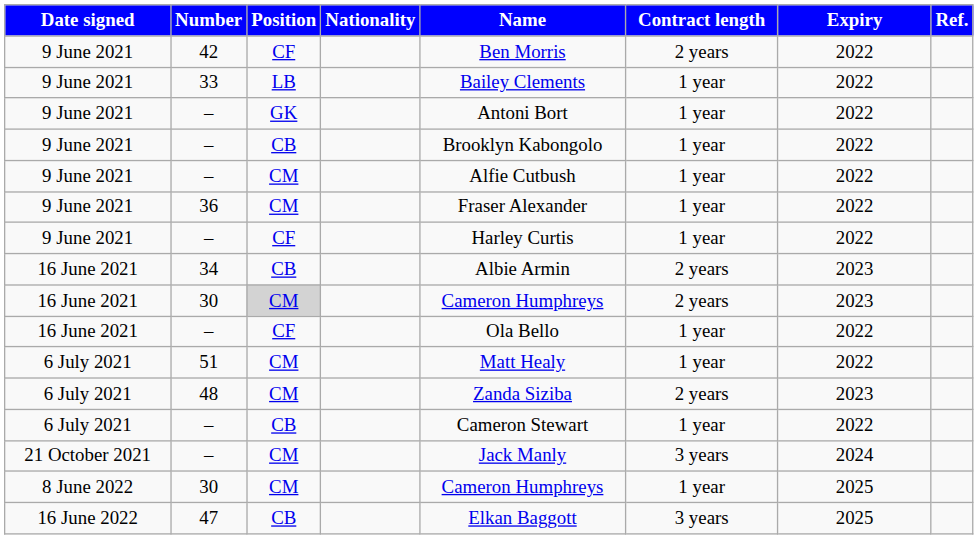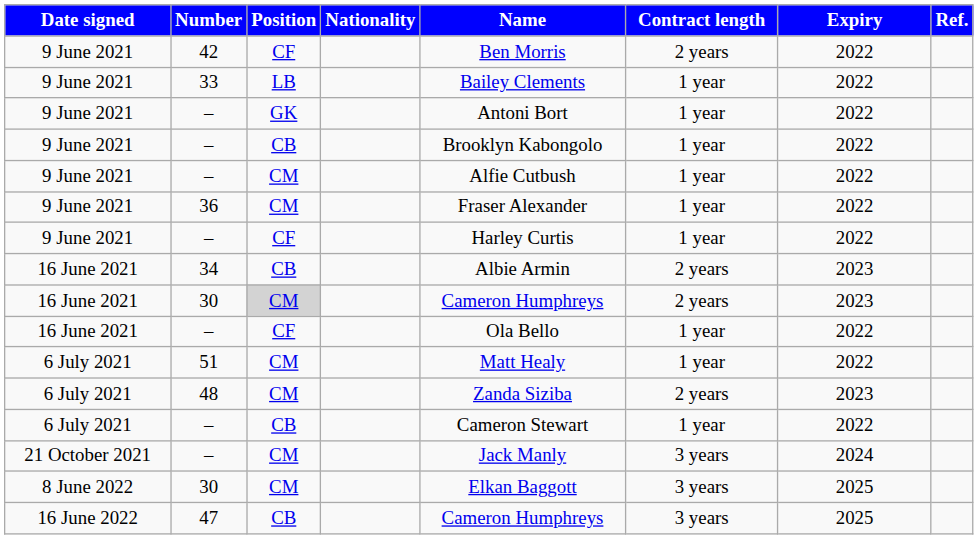(523, 487) Cameron Humphreys -> (523, 487) Elkan Baggott
(702, 487) 1 year -> (702, 487) 3 years
(523, 518) Elkan Baggott -> (523, 518) Cameron Humphreys
